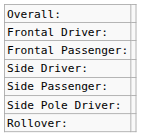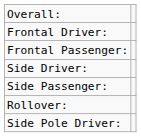rows swapped: (64, 105) <-> (37, 123)
